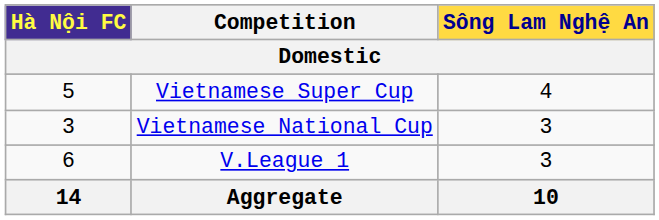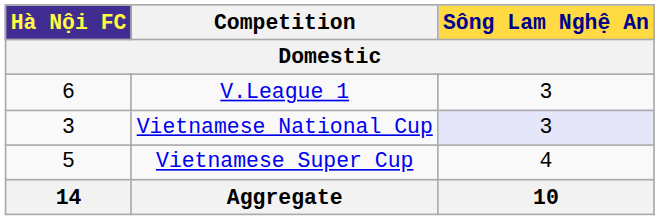rows swapped: (285, 162) <-> (285, 92)
(546, 127) no background -> (546, 127) lavender background
